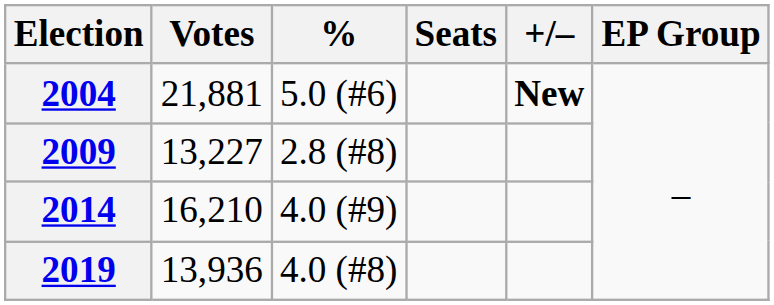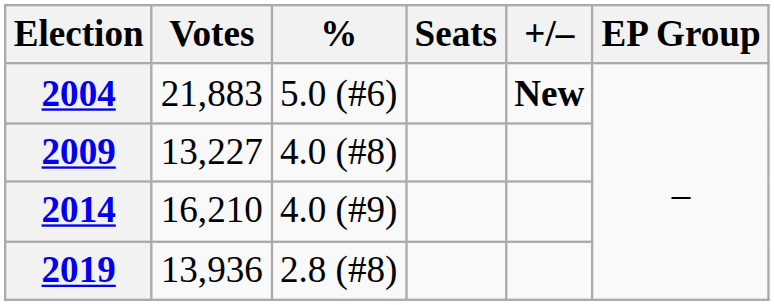(212, 92) 21,881 -> (212, 92) 21,883
(339, 151) 2.8 (#8) -> (339, 151) 4.0 (#8)
(339, 269) 4.0 (#8) -> (339, 269) 2.8 (#8)
